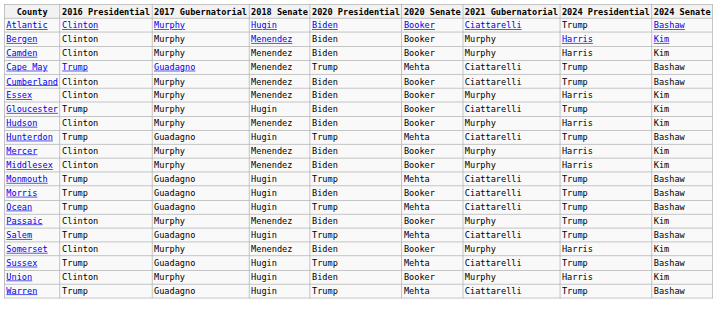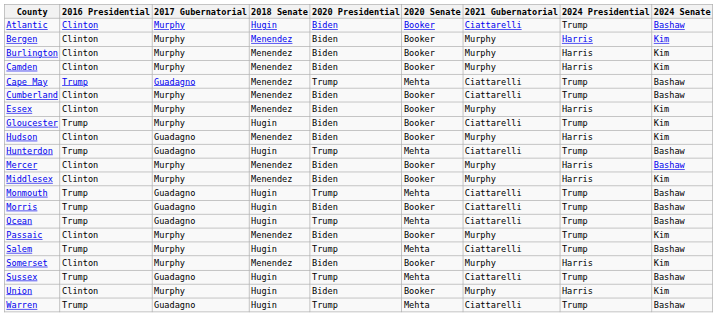+ row: (32, 53)
(170, 123) Murphy -> (175, 137) Guadagno
(662, 151) Kim -> (669, 165) Bashaw
(175, 235) Guadagno -> (170, 249) Murphy
